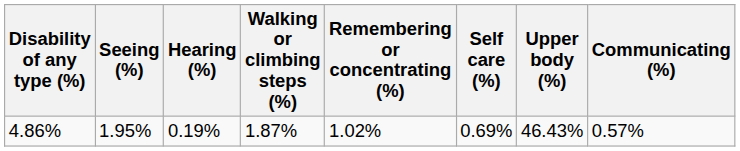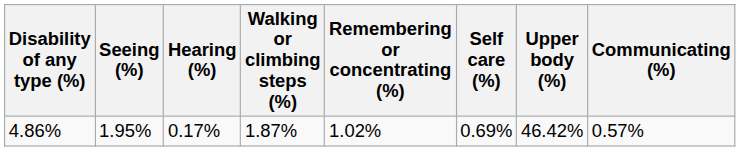(194, 131) 0.19% -> (194, 131) 0.17%
(552, 131) 46.43% -> (552, 131) 46.42%
